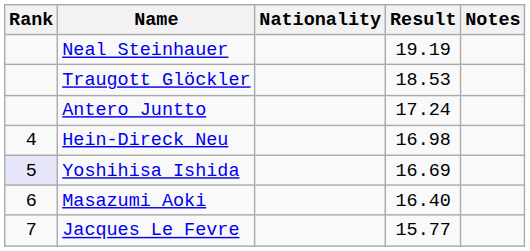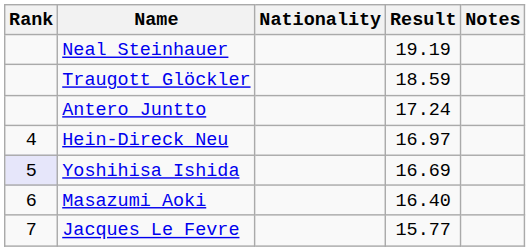(423, 80) 18.53 -> (423, 80) 18.59
(423, 140) 16.98 -> (423, 140) 16.97
